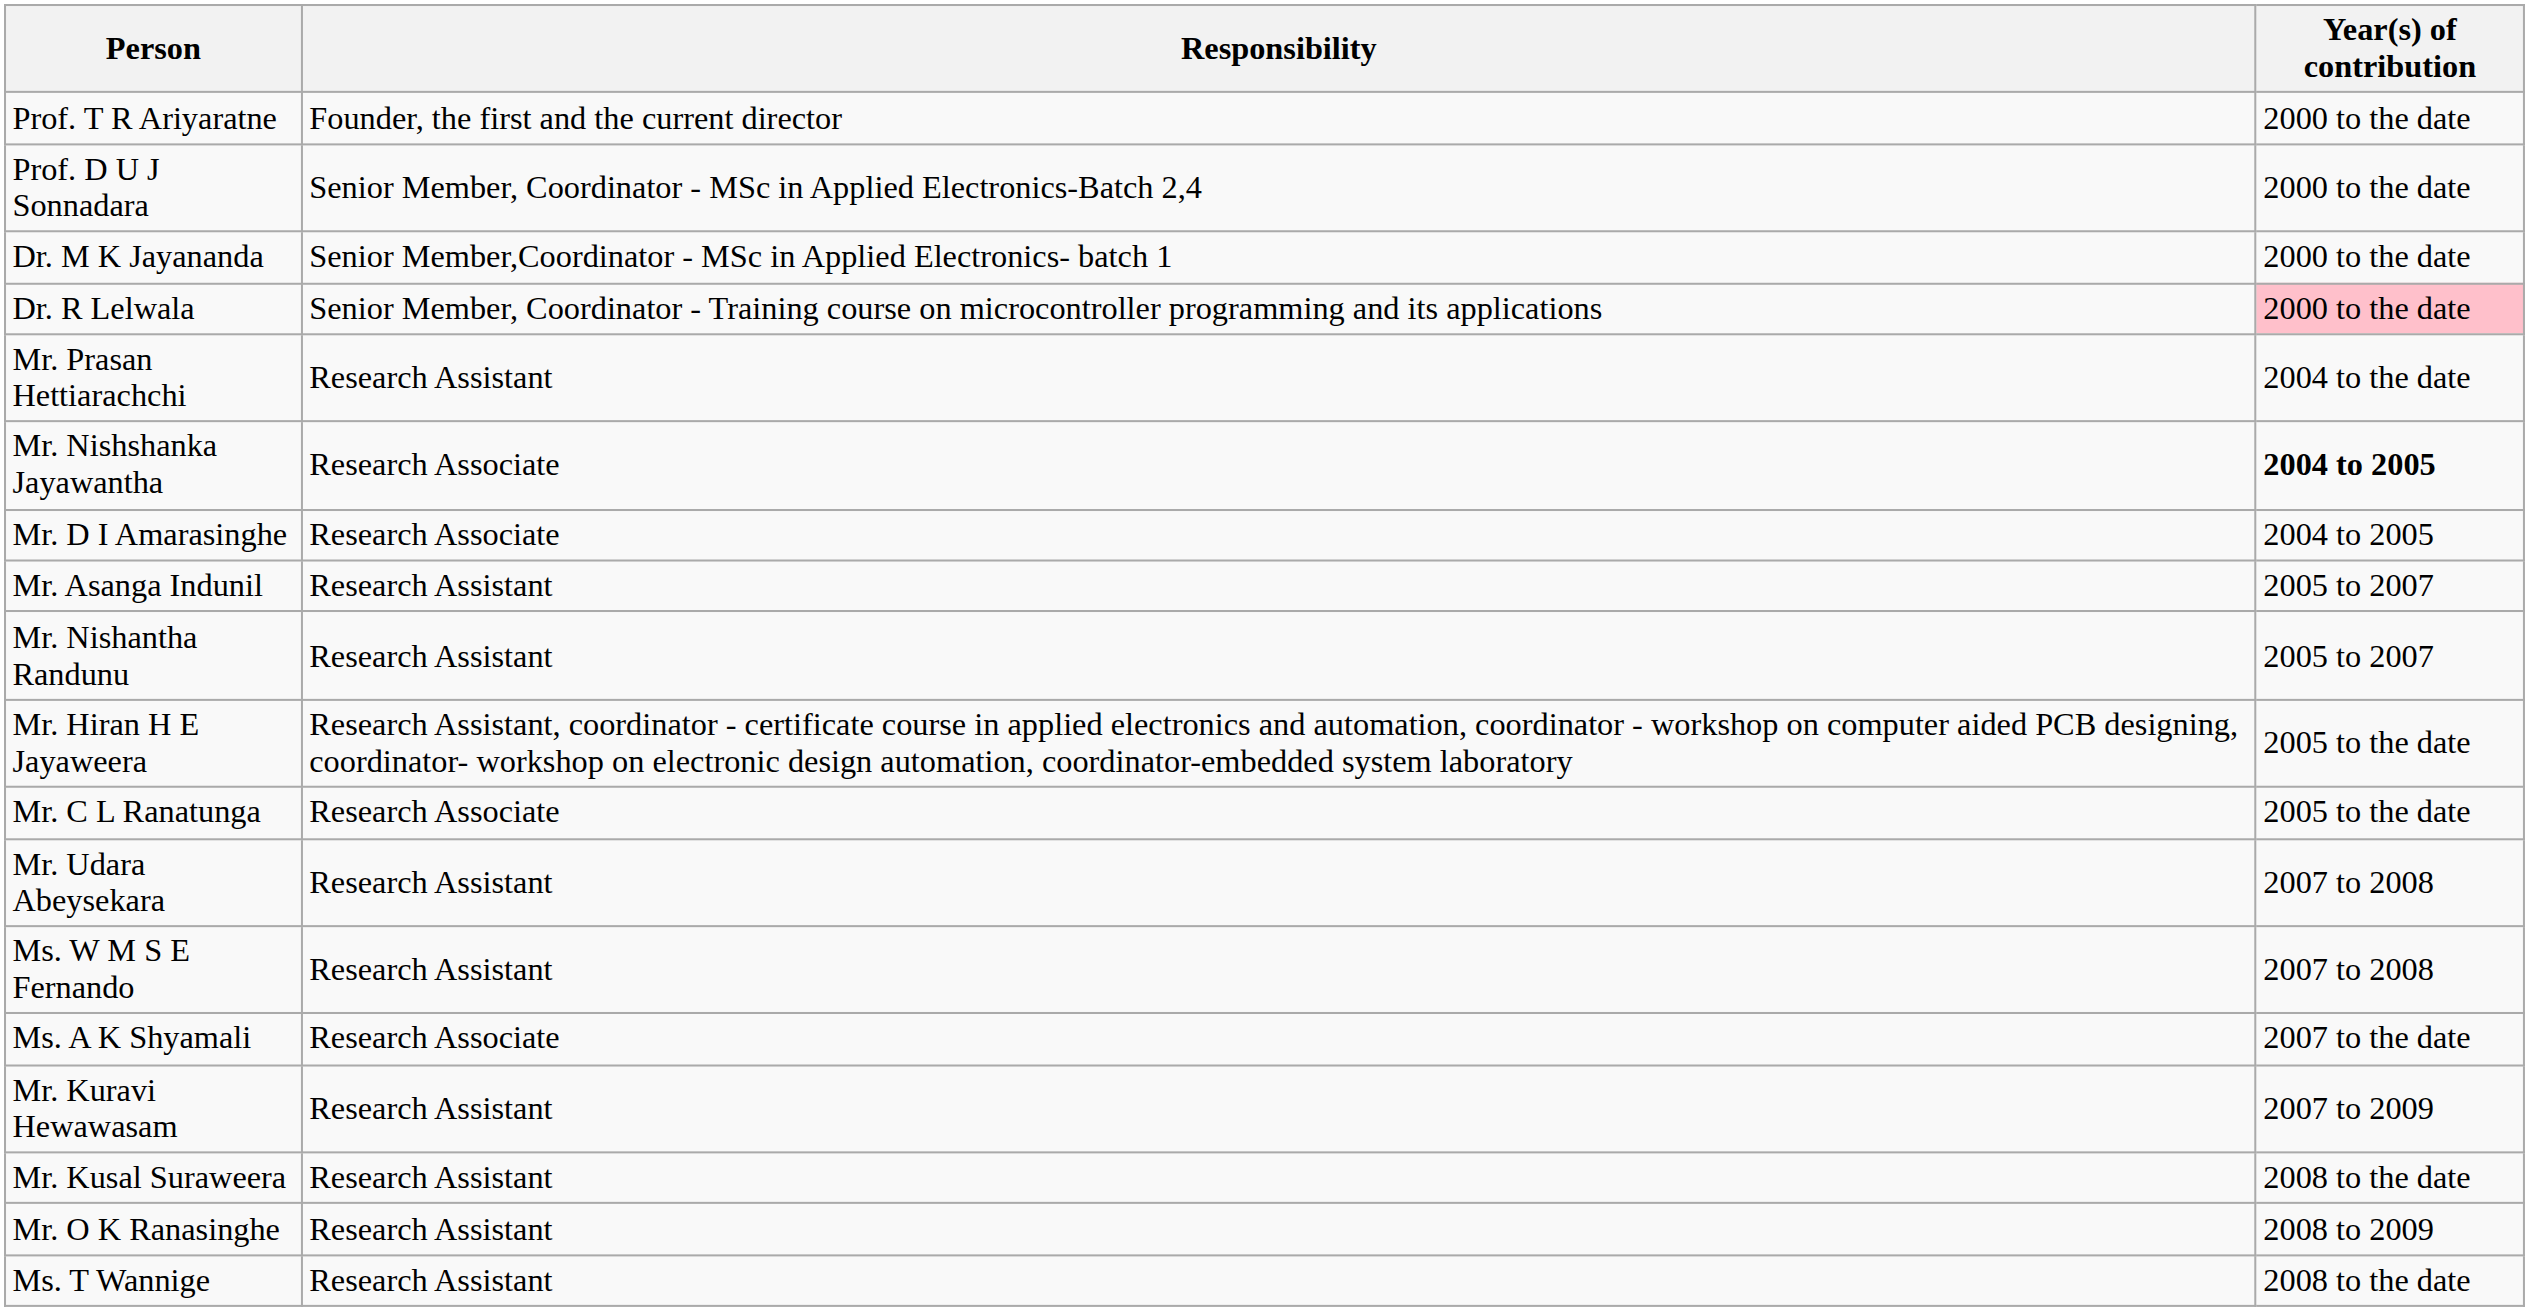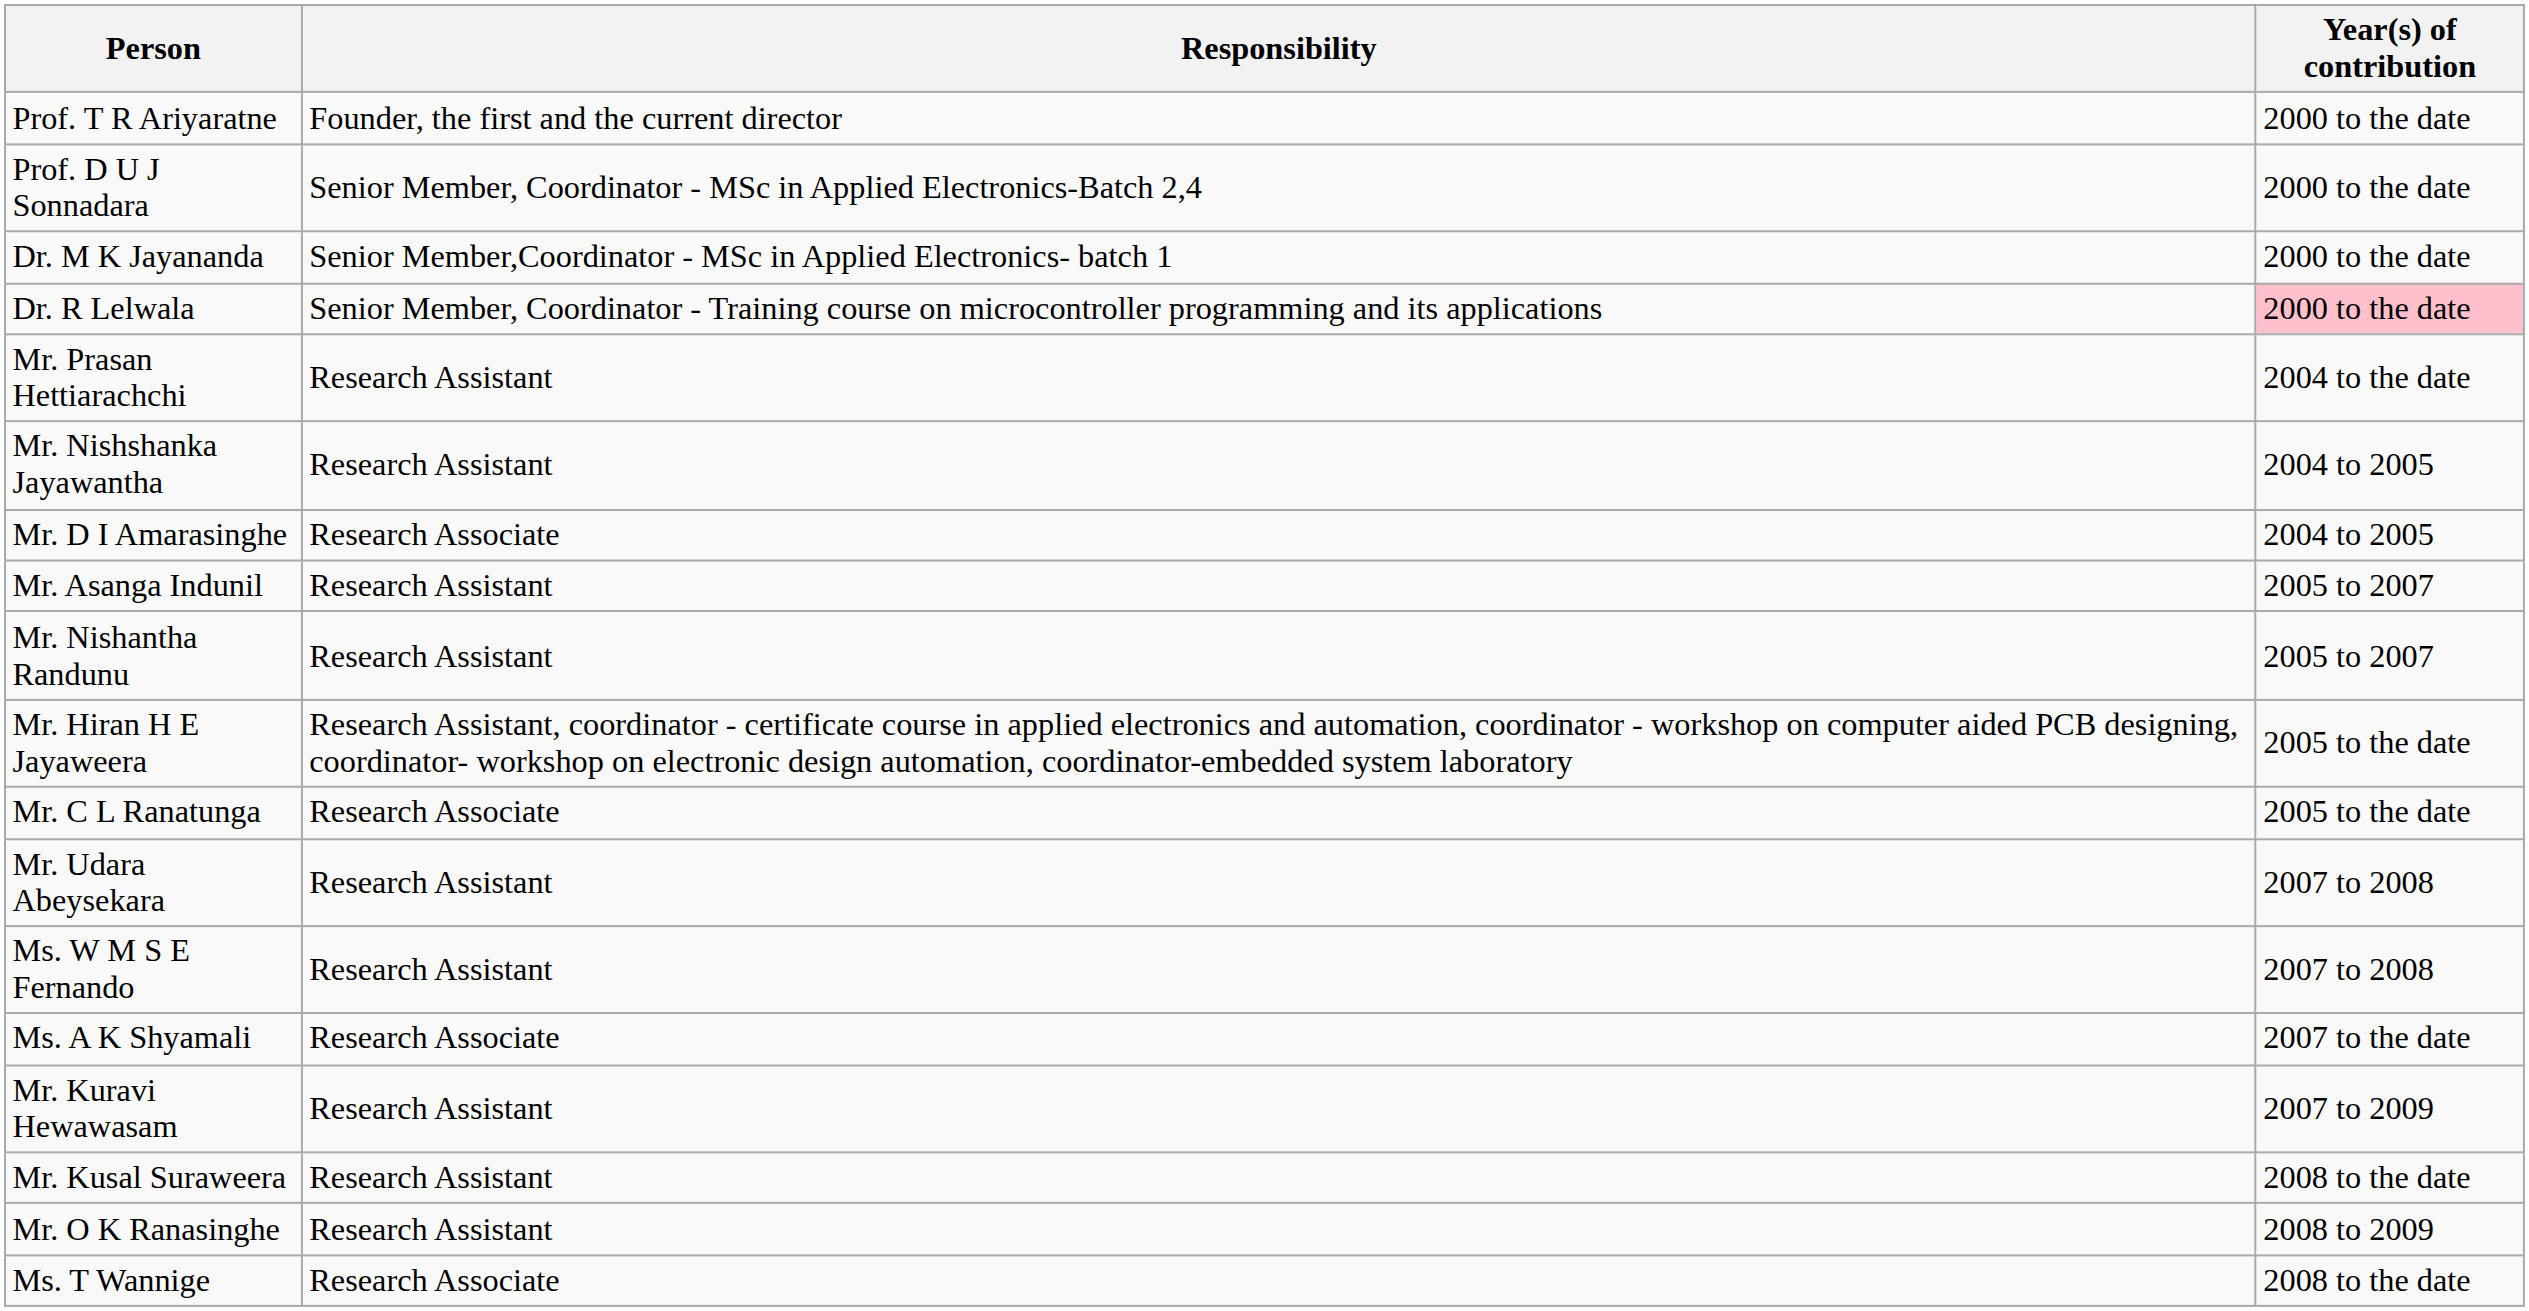(434, 464) Research Associate -> (431, 464) Research Assistant
(2350, 464) bold -> (2349, 464) normal
(431, 1280) Research Assistant -> (434, 1280) Research Associate
